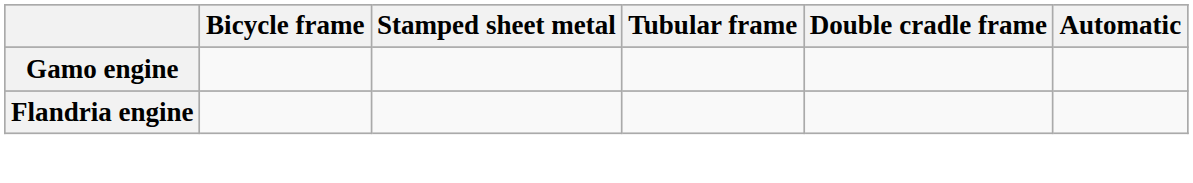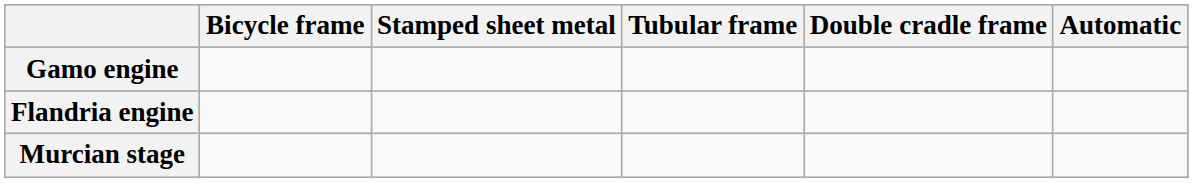+ row: (102, 154)
